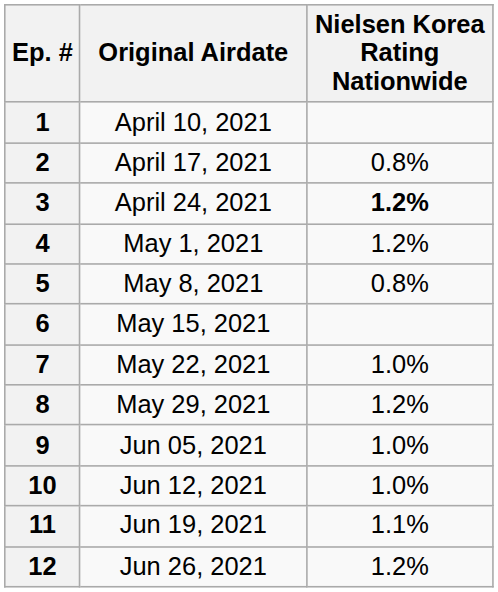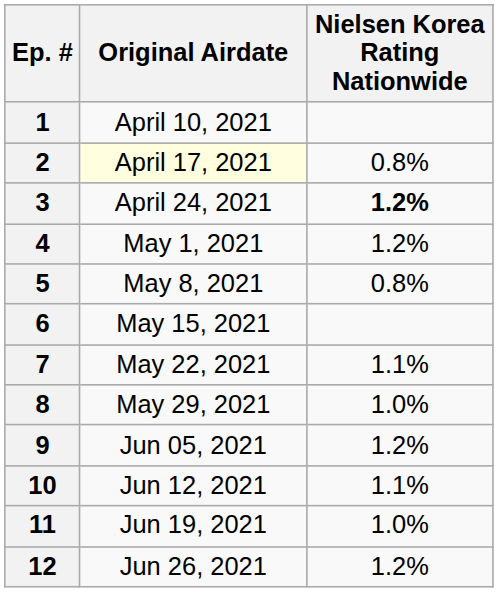(193, 162) no background -> (193, 162) lightyellow background
(400, 364) 1.0% -> (400, 364) 1.1%
(400, 404) 1.2% -> (400, 404) 1.0%
(400, 445) 1.0% -> (400, 445) 1.2%
(400, 485) 1.0% -> (400, 485) 1.1%
(400, 525) 1.1% -> (400, 525) 1.0%
